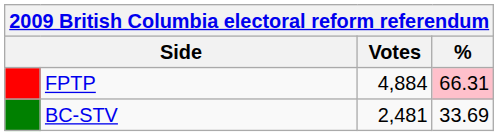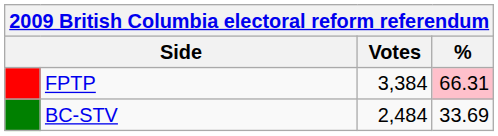(403, 84) 4,884 -> (403, 84) 3,384
(403, 115) 2,481 -> (403, 115) 2,484
